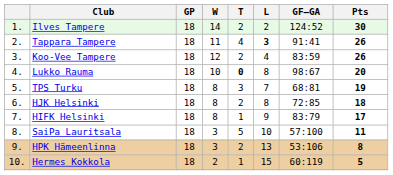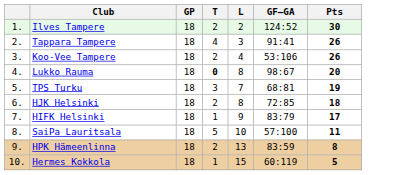- column: (215, 12)
(266, 42) bold -> (241, 42) normal
(306, 57) 83:59 -> (281, 57) 53:106
(306, 147) 53:106 -> (281, 147) 83:59
